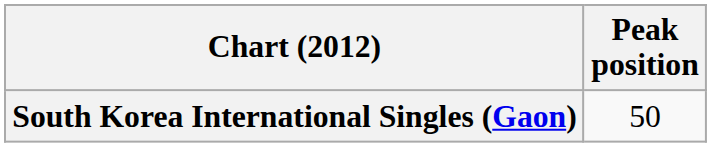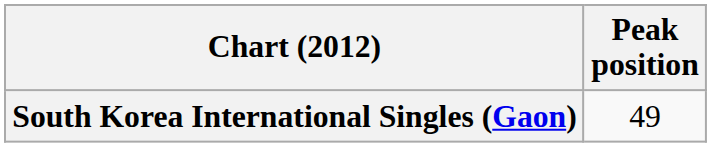(645, 115) 50 -> (645, 115) 49
